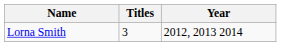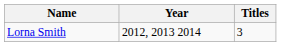columns swapped: (140, 13) <-> (219, 13)
